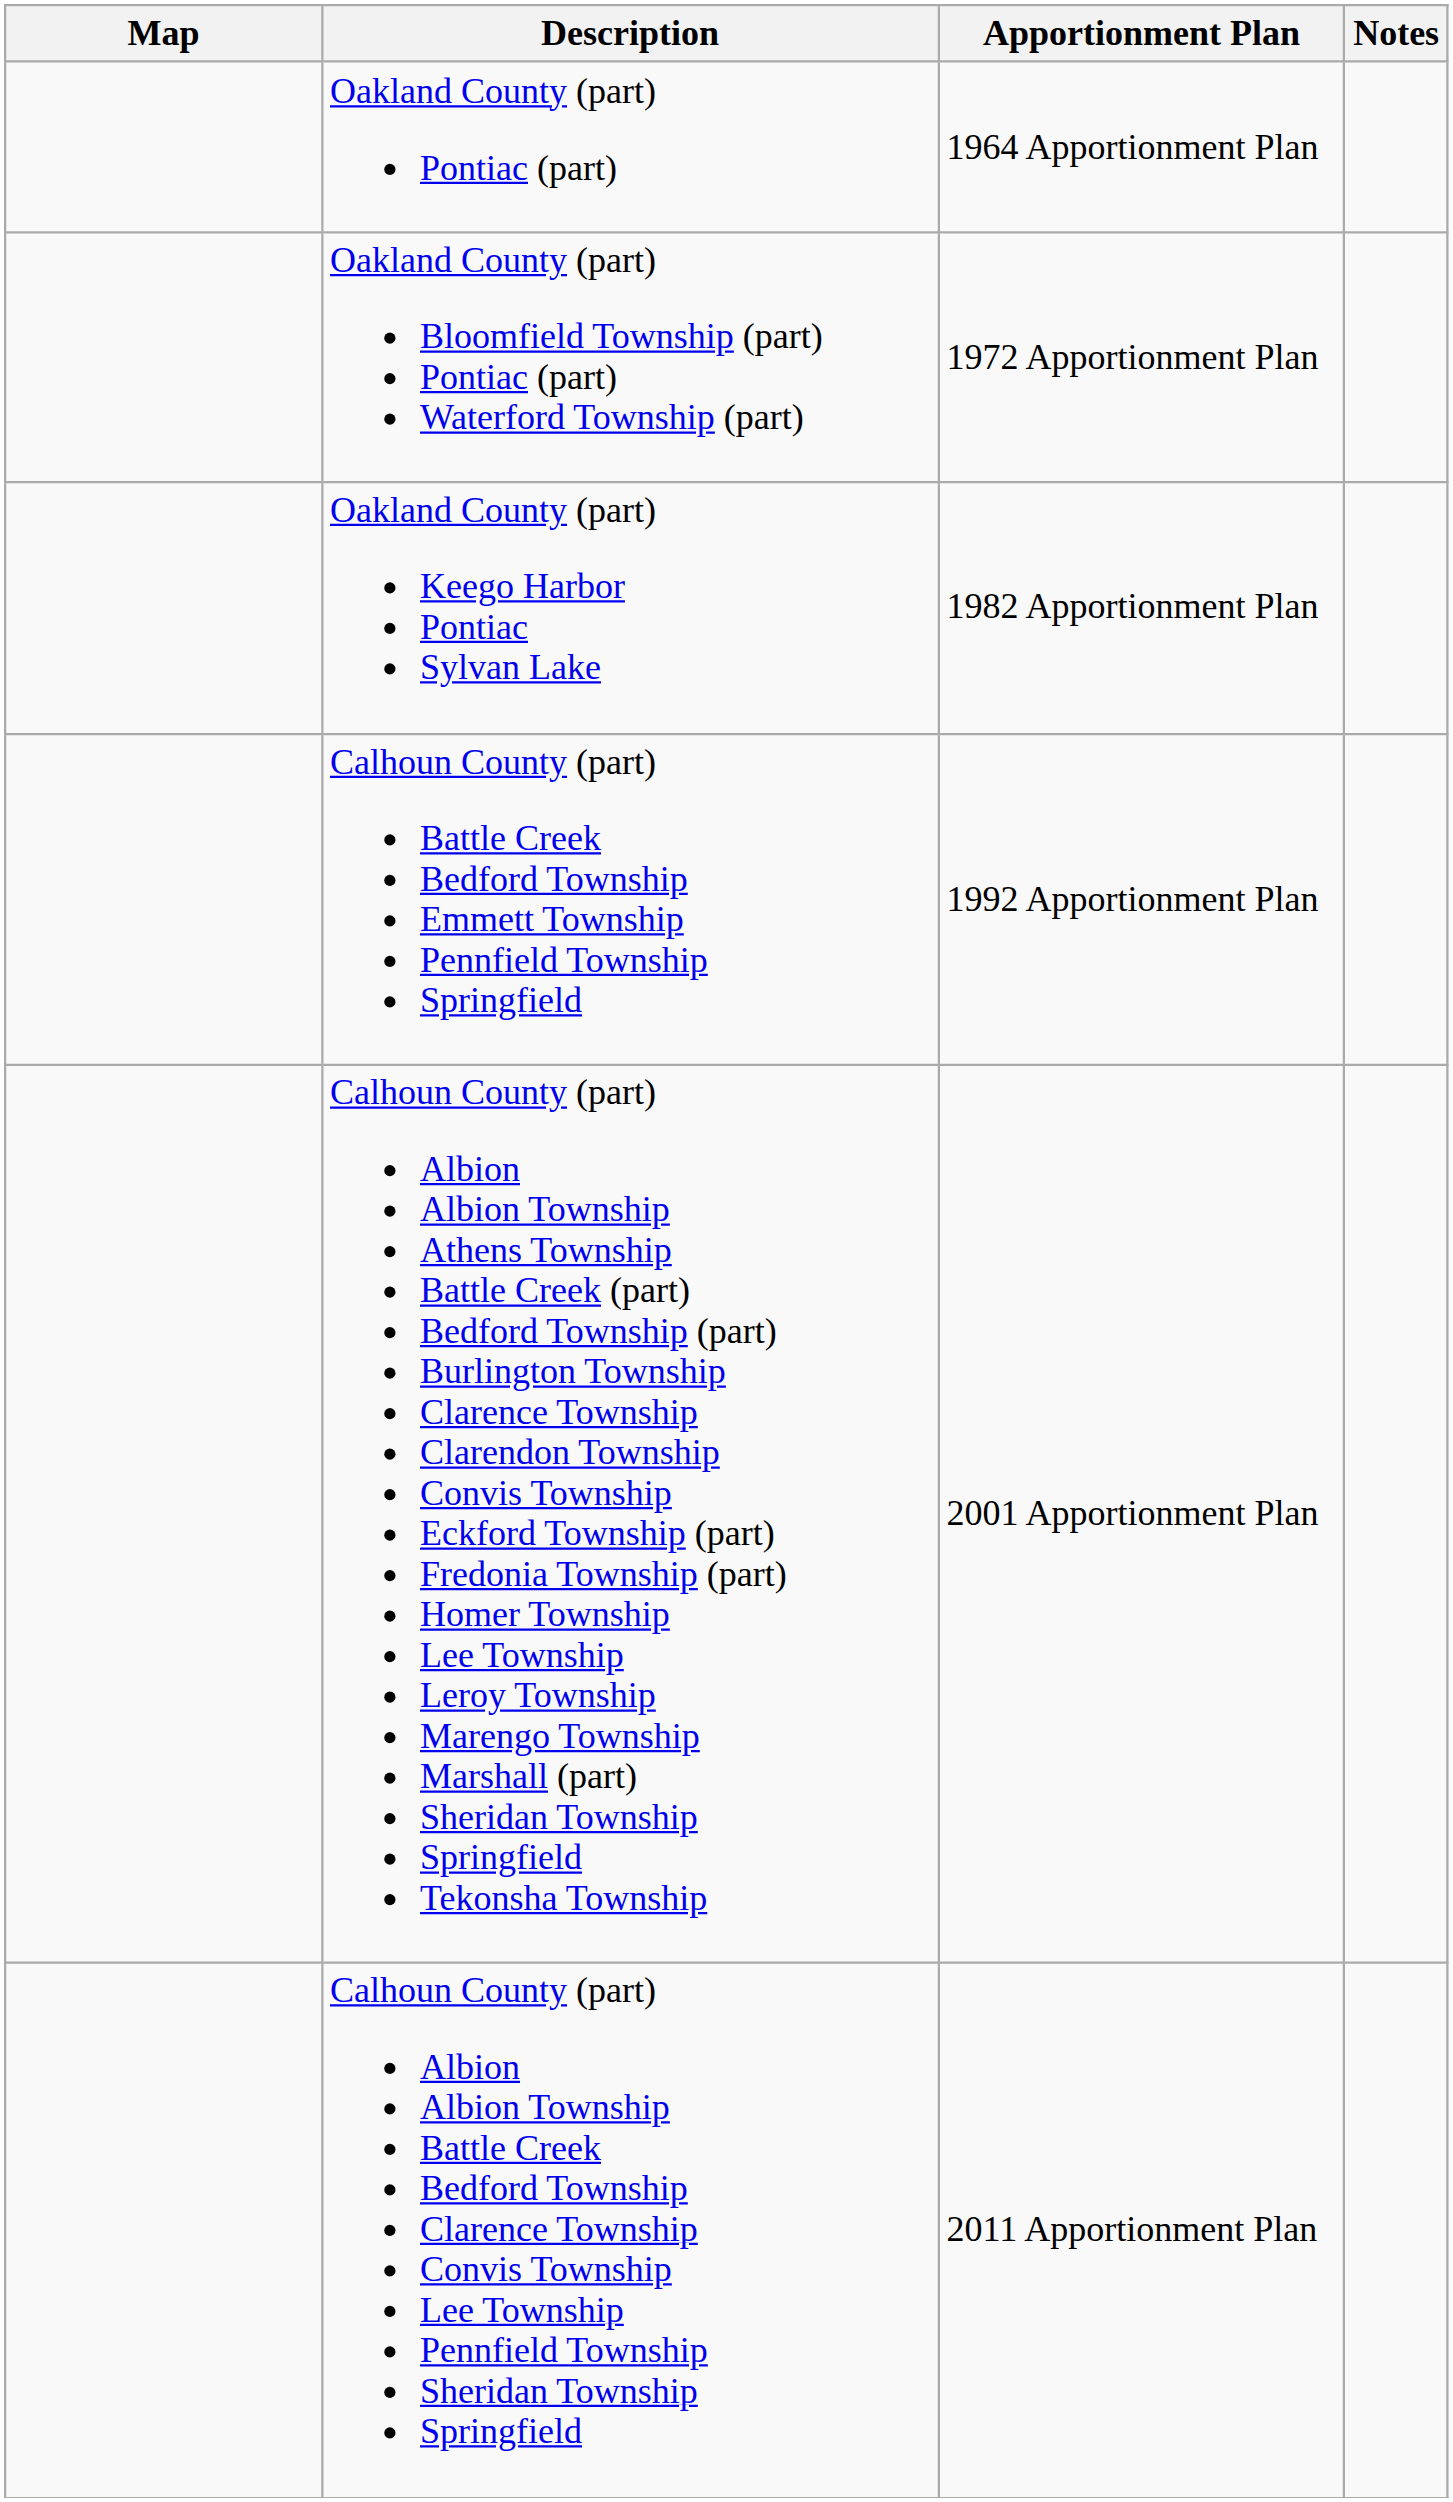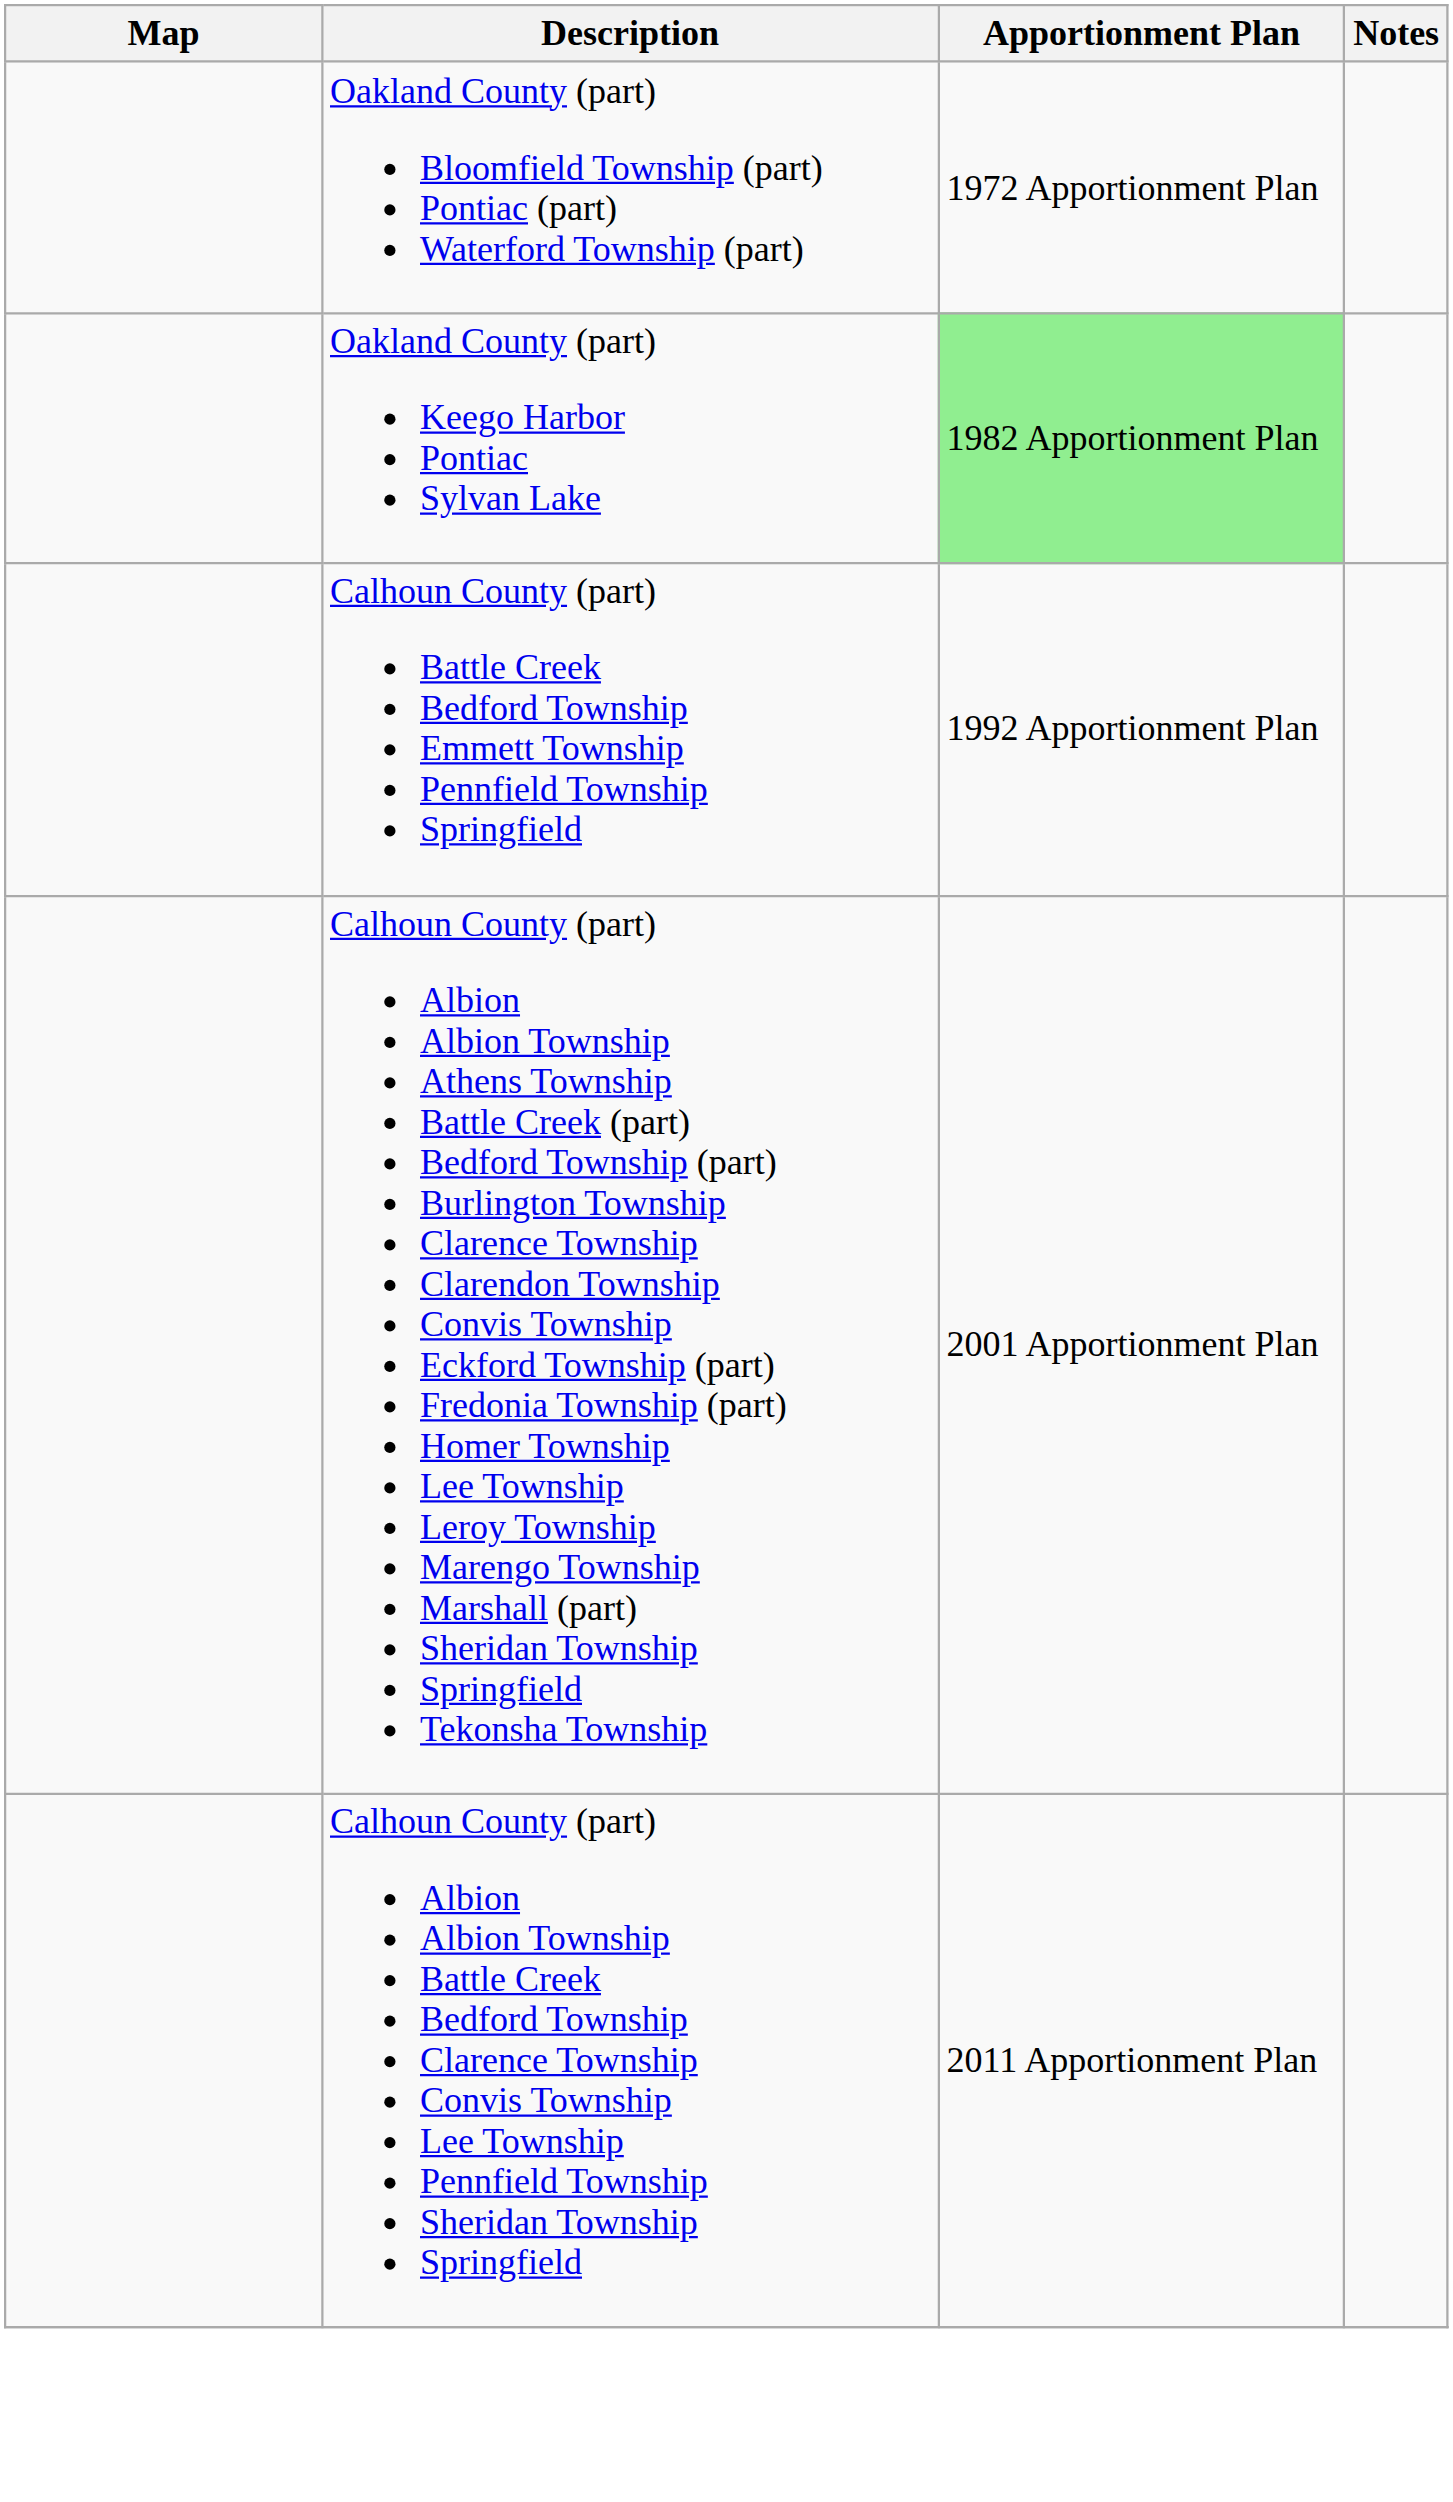- row: (630, 129)
(1133, 607) no background -> (1133, 437) lightgreen background
